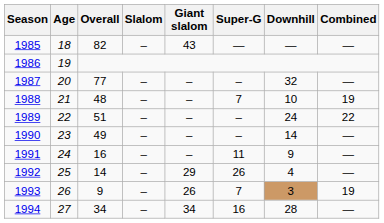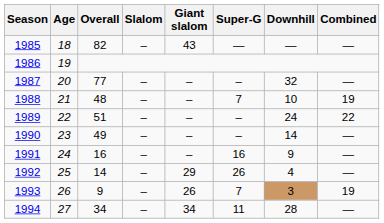(239, 154) 11 -> (239, 154) 16
(239, 209) 16 -> (239, 209) 11
